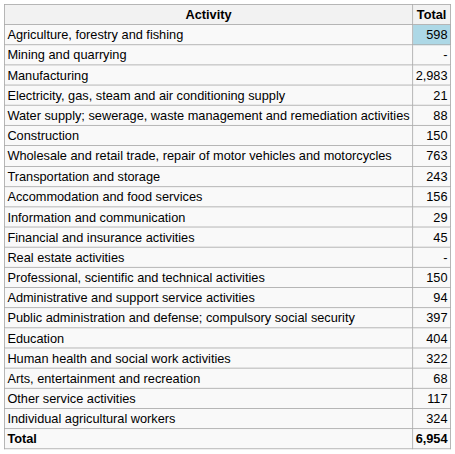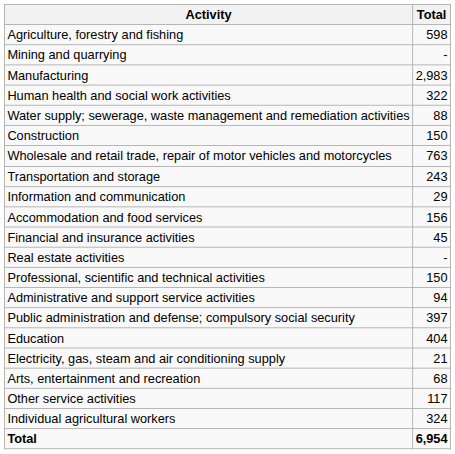(437, 35) lightblue background -> (437, 35) no background
rows swapped: (146, 96) <-> (119, 358)
rows swapped: (105, 197) <-> (96, 217)
